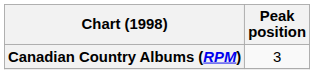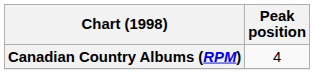(277, 56) 3 -> (277, 56) 4
